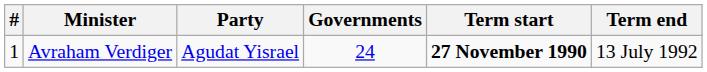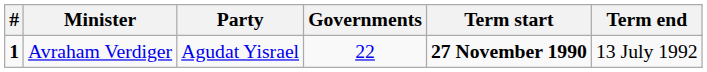(14, 51) normal -> (14, 51) bold
(365, 51) 24 -> (365, 51) 22
